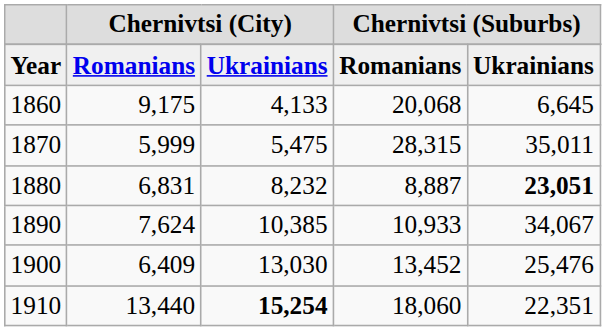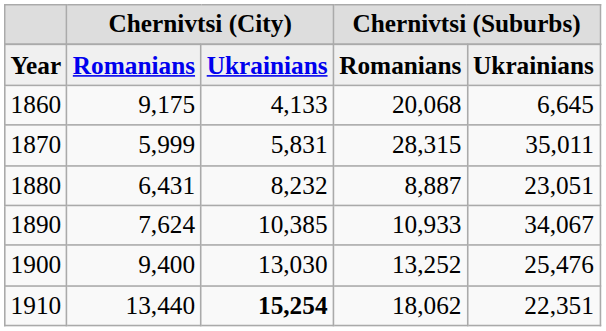(299, 144) 5,475 -> (299, 144) 5,831
(167, 184) 6,831 -> (167, 184) 6,431
(559, 184) bold -> (559, 184) normal
(167, 265) 6,409 -> (167, 265) 9,400
(427, 265) 13,452 -> (427, 265) 13,252
(427, 305) 18,060 -> (427, 305) 18,062
